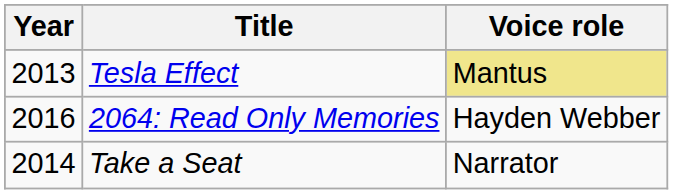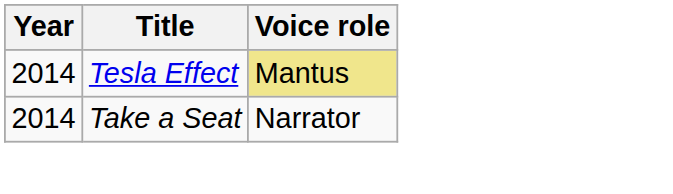(44, 73) 2013 -> (44, 73) 2014
- row: (264, 118)
